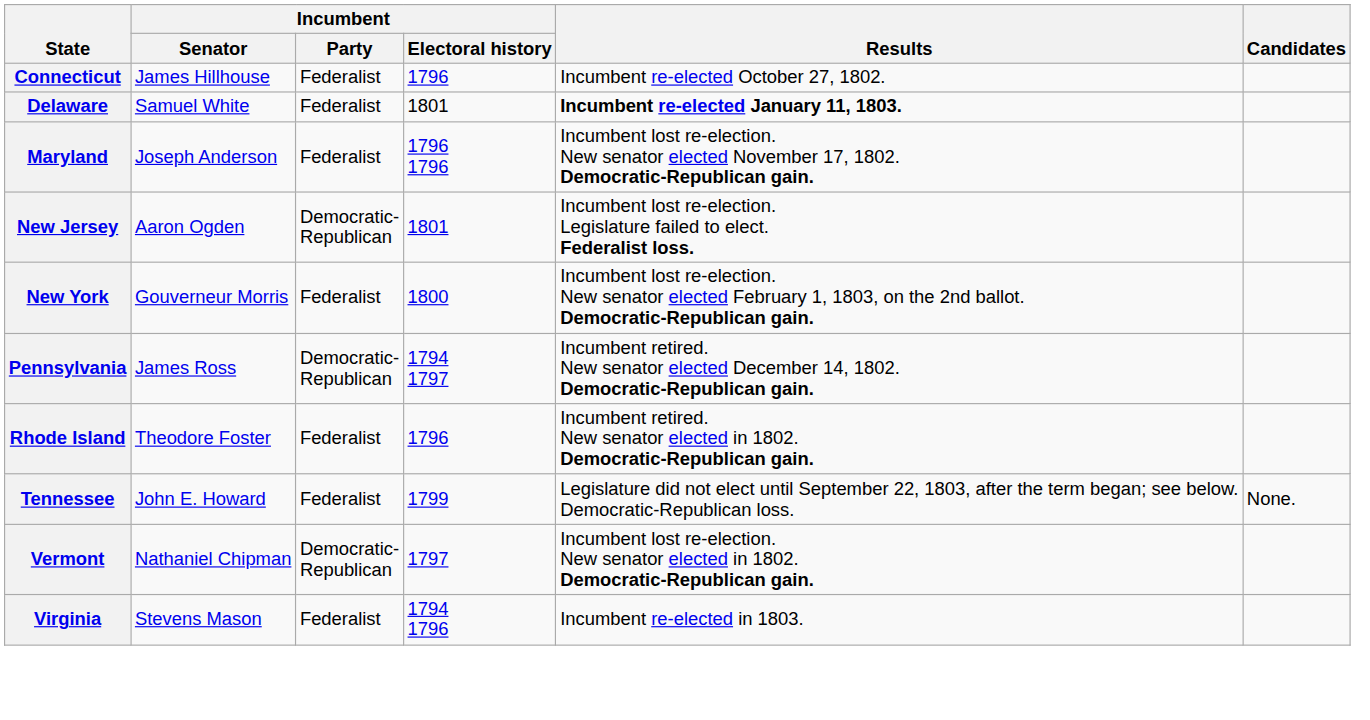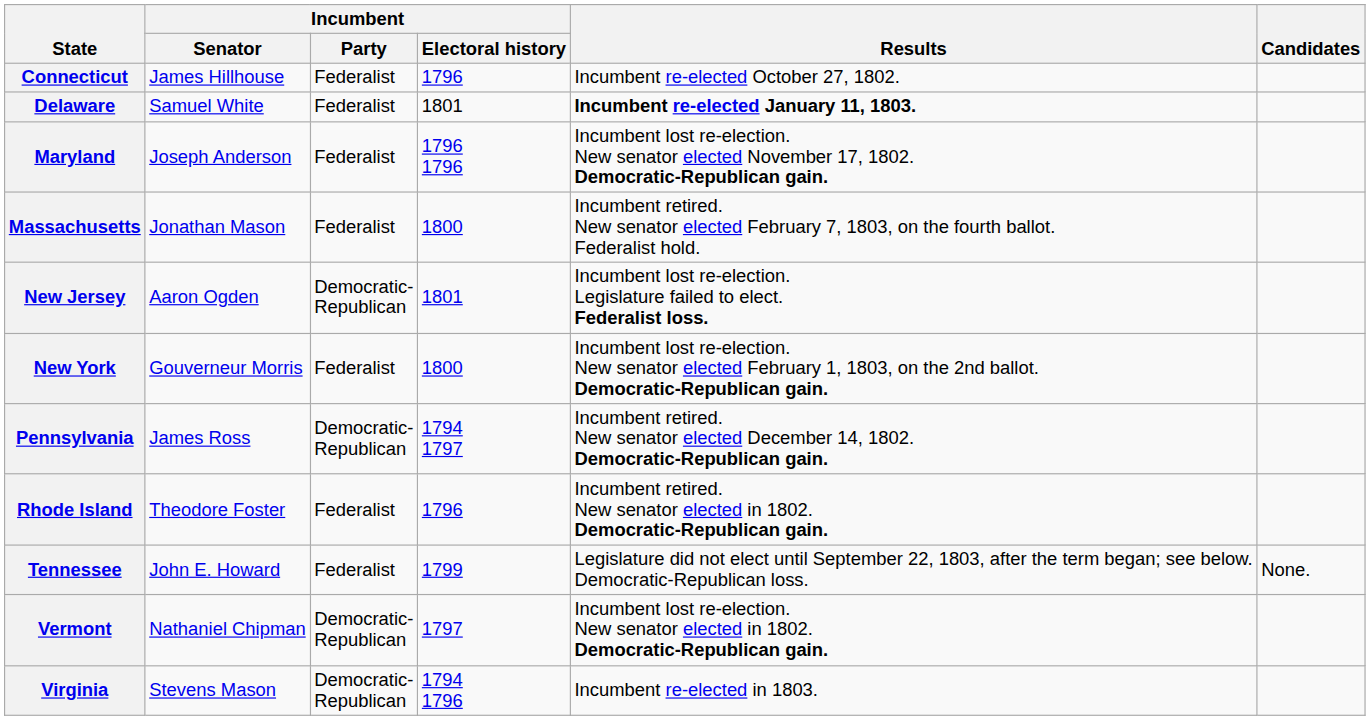+ row: (75, 227)
(340, 619) Federalist -> (364, 690) Democratic- Republican
